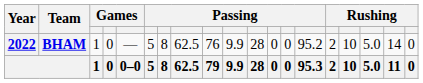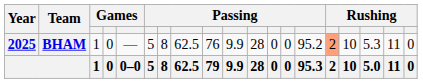(22, 44) 2022 -> (22, 44) 2025
(332, 44) no background -> (332, 44) lightsalmon background
(372, 44) 5.0 -> (372, 44) 5.3
(394, 44) 14 -> (394, 44) 11
